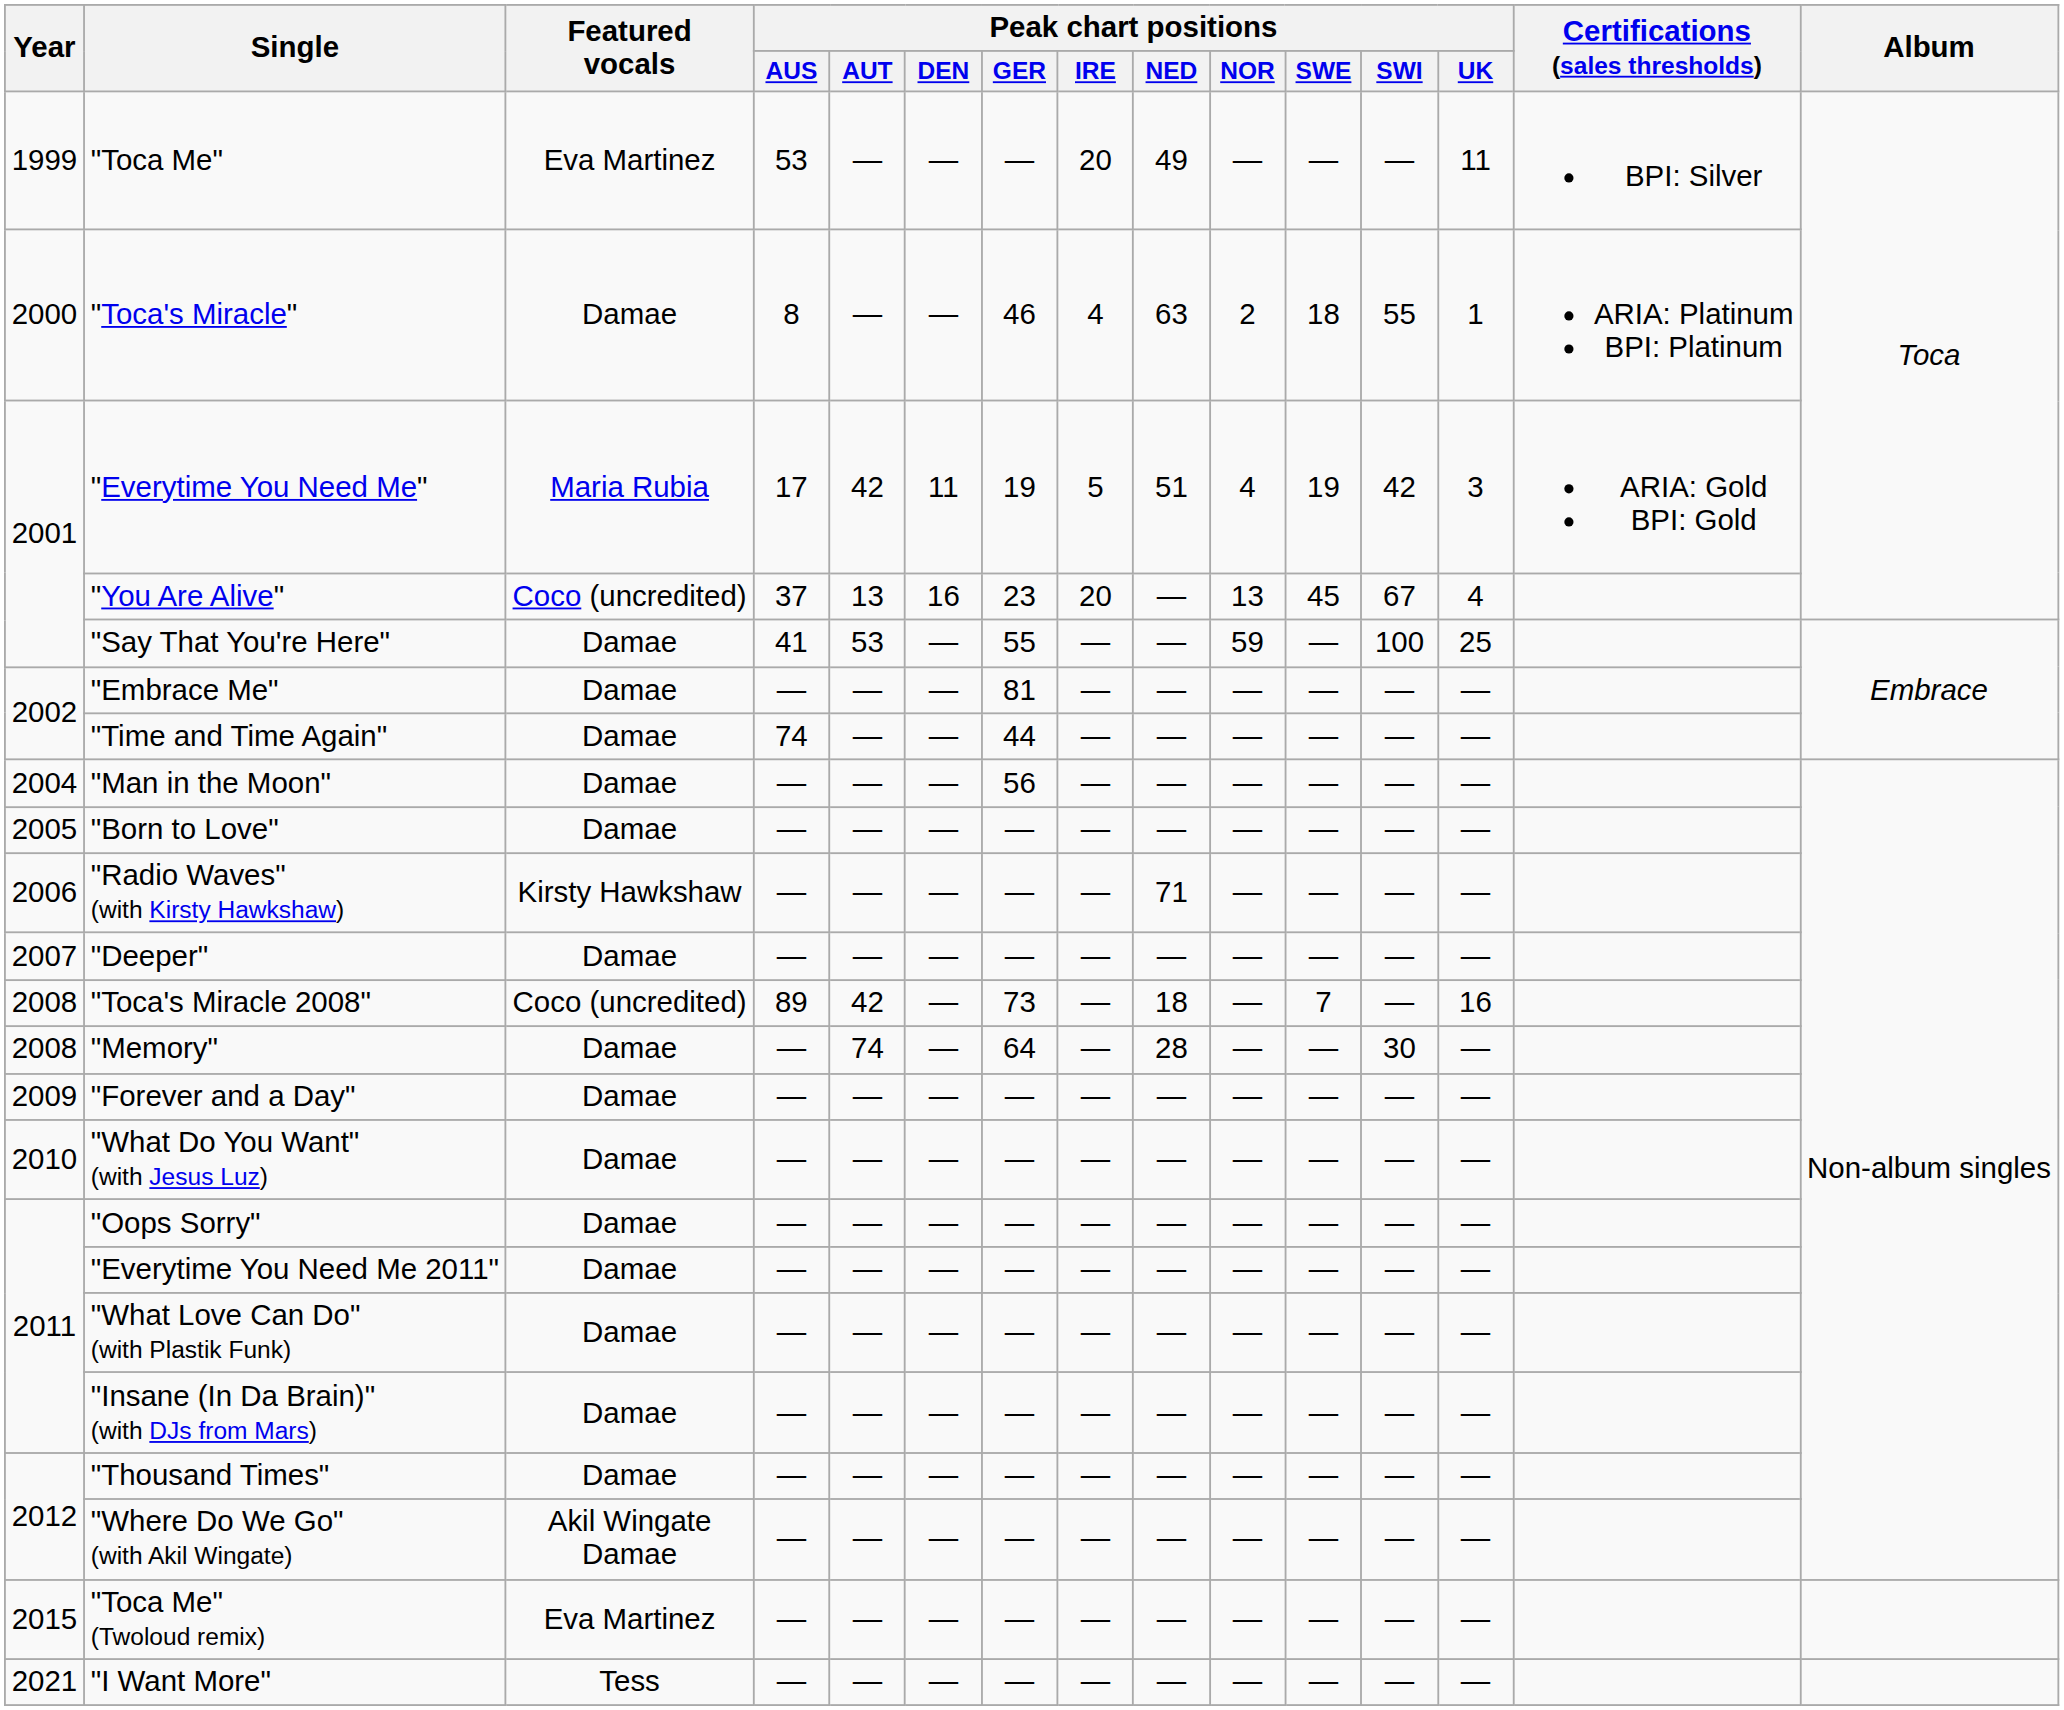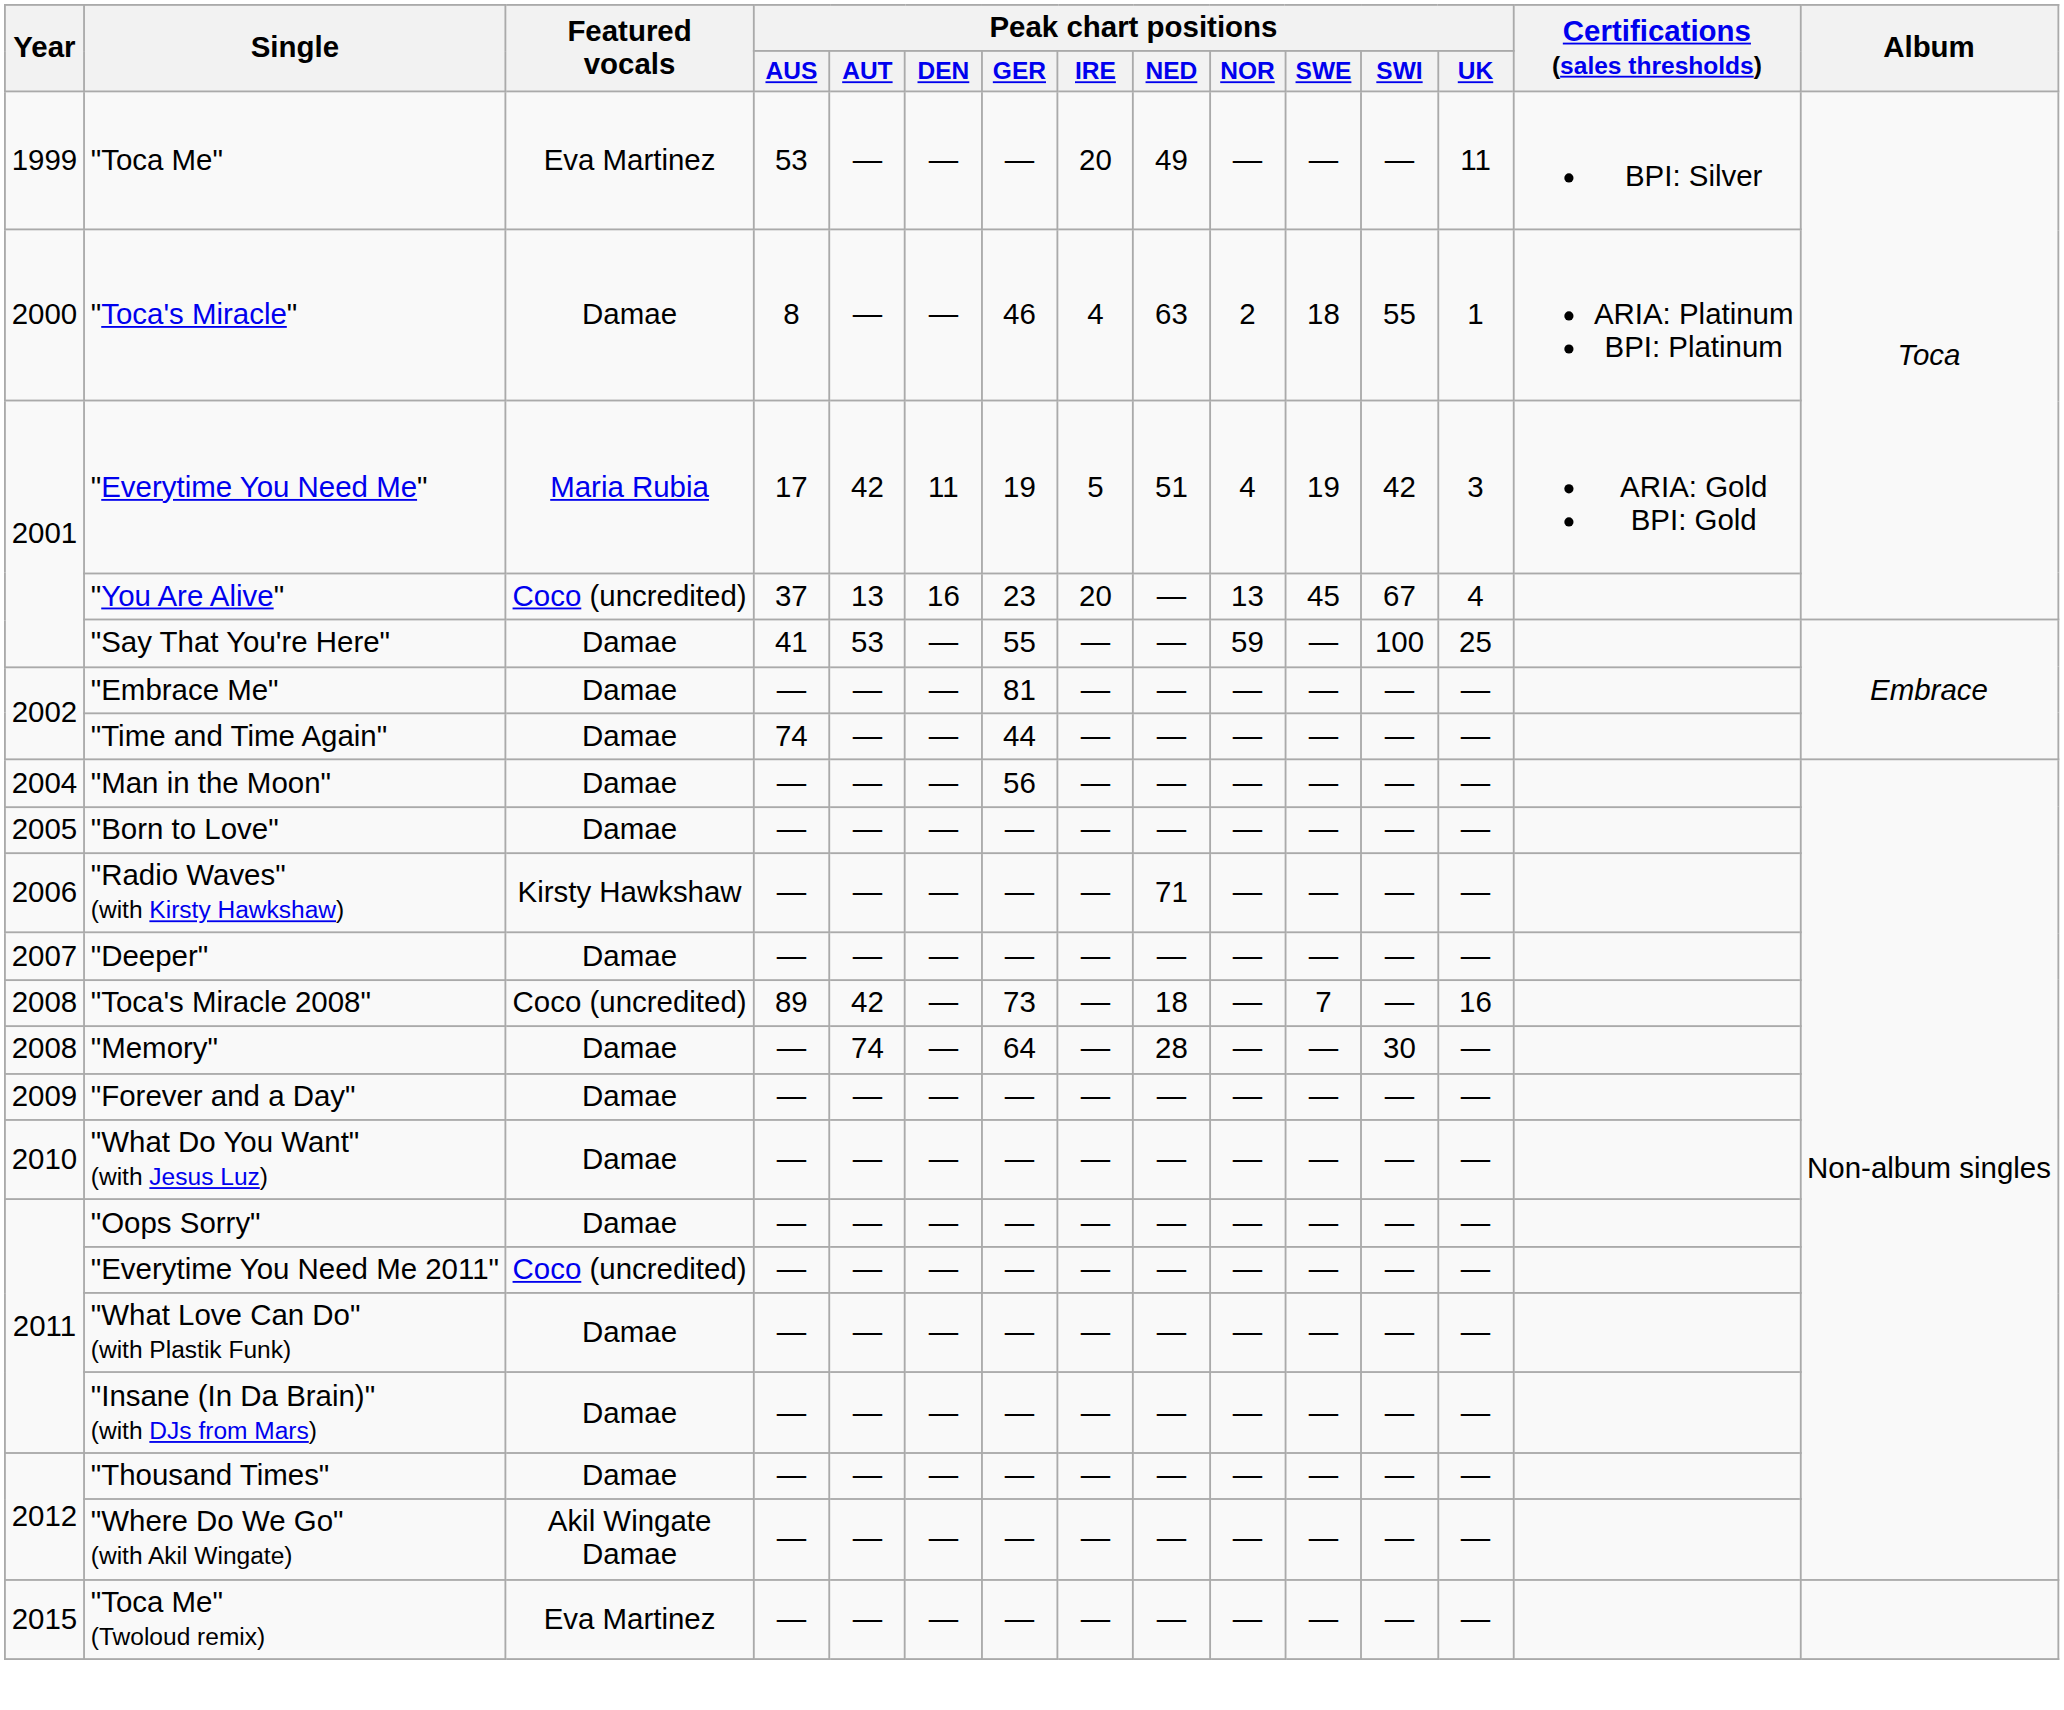(630, 1269) Damae -> (630, 1269) Coco (uncredited)
- row: (181, 1681)
